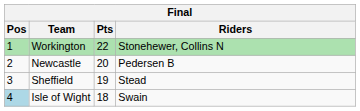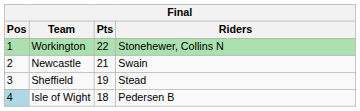(103, 64) 20 -> (103, 64) 21
(146, 64) Pedersen B -> (133, 64) Swain
(133, 98) Swain -> (146, 98) Pedersen B
